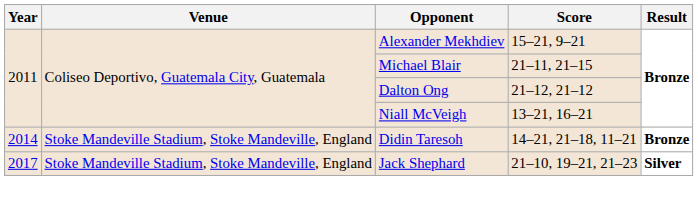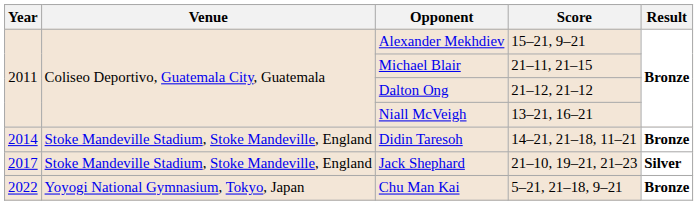+ row: (419, 188)
